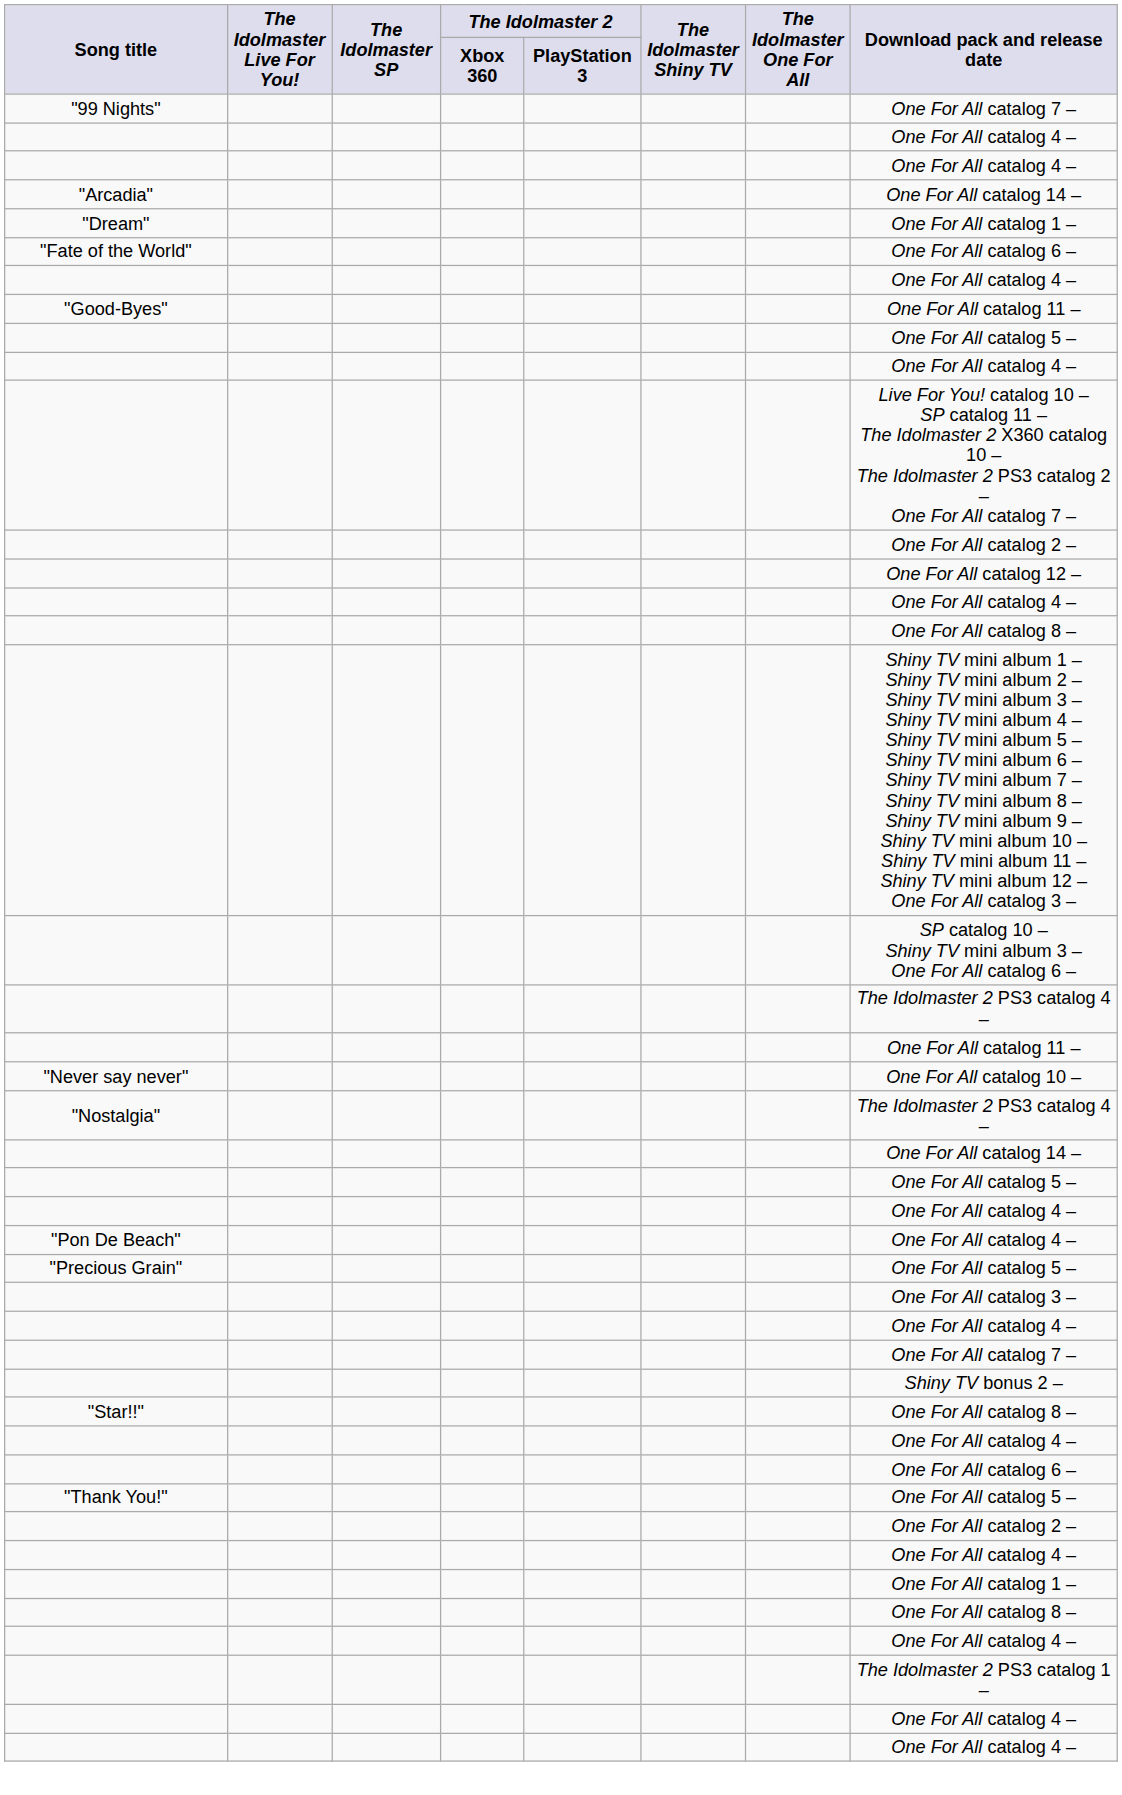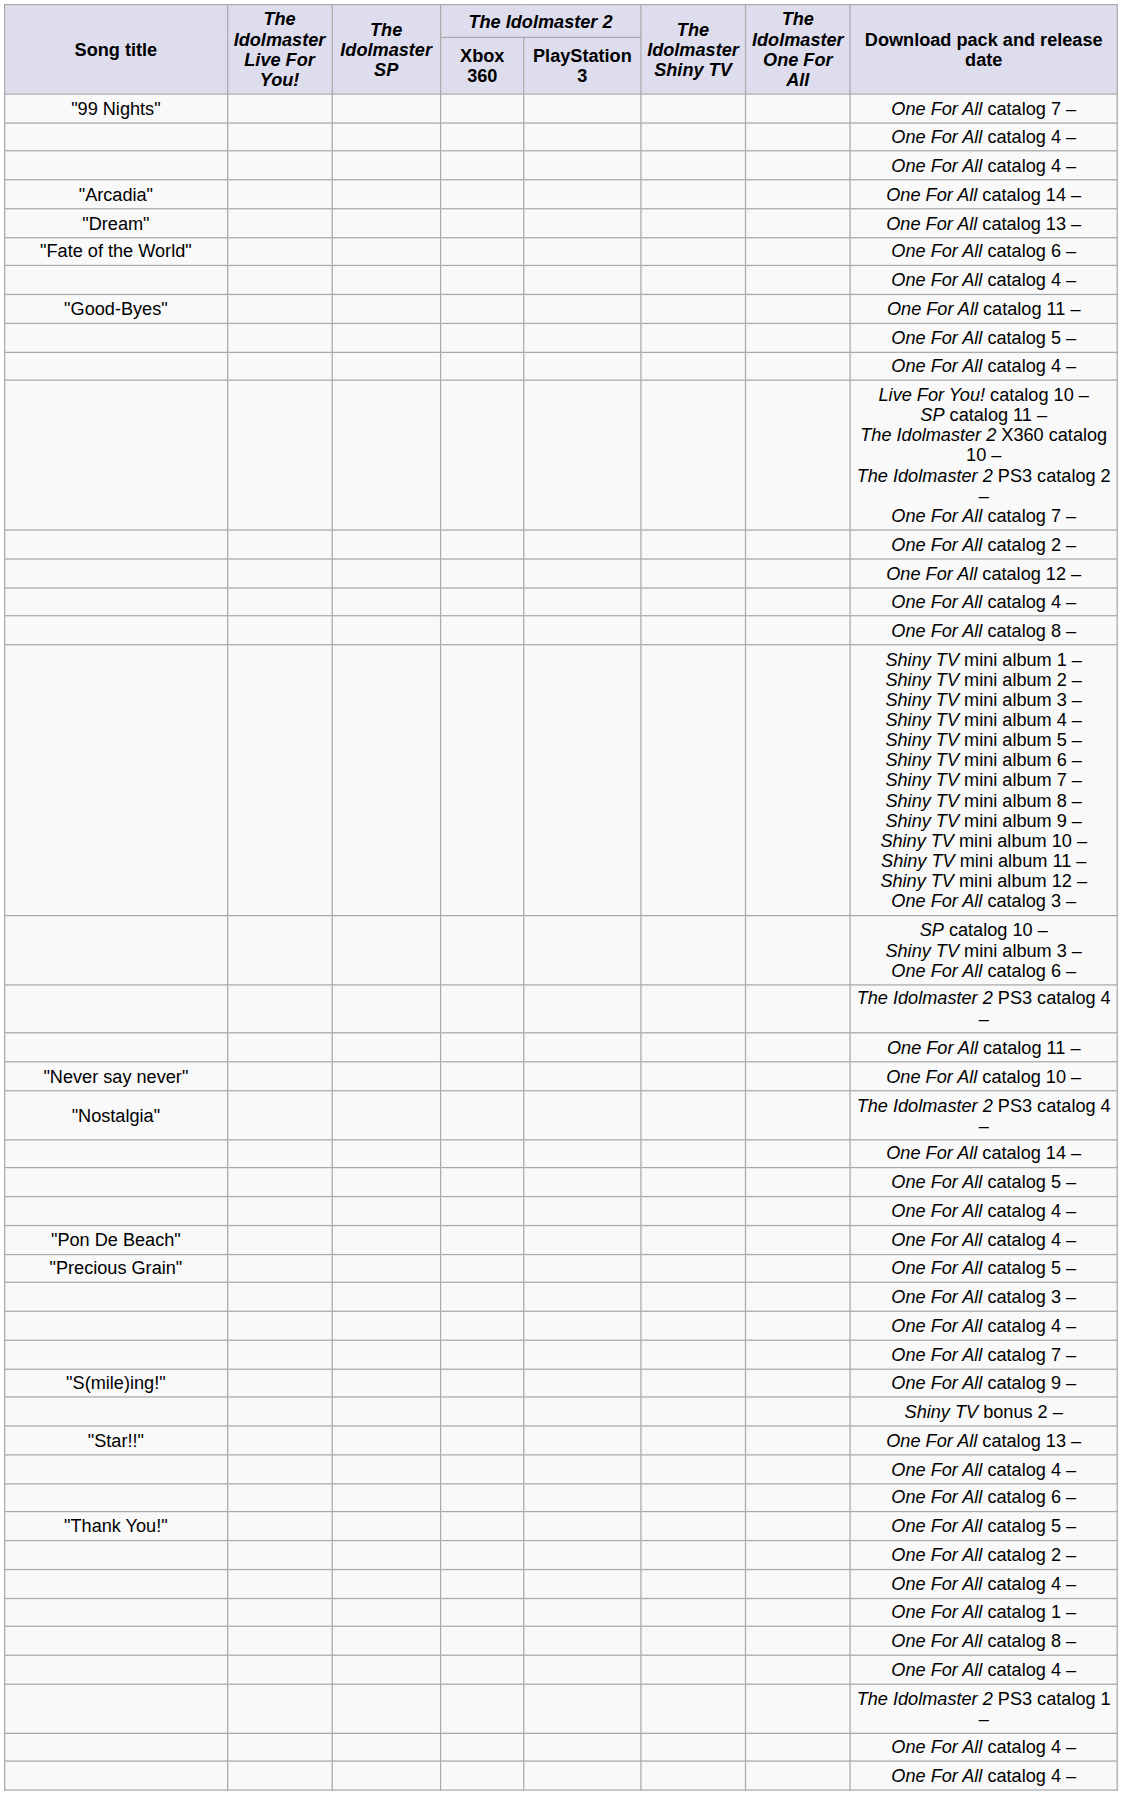(984, 223) One For All catalog 1 – -> (984, 223) One For All catalog 13 –
+ row: (116, 1383)
(984, 1412) One For All catalog 8 – -> (984, 1440) One For All catalog 13 –
